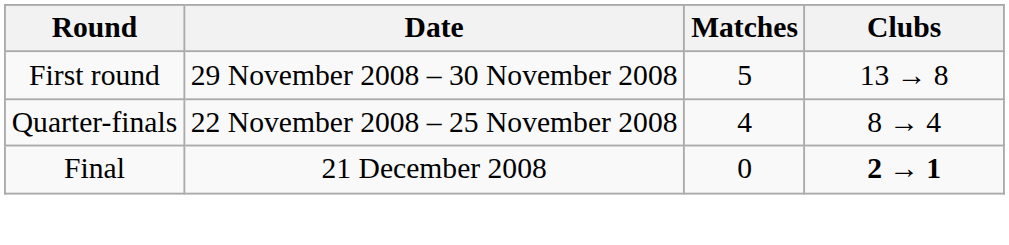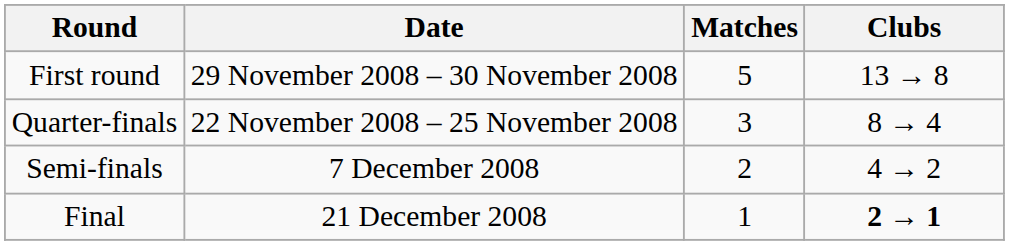(745, 121) 4 -> (745, 121) 3
+ row: (94, 168)
(745, 168) 0 -> (745, 215) 1
